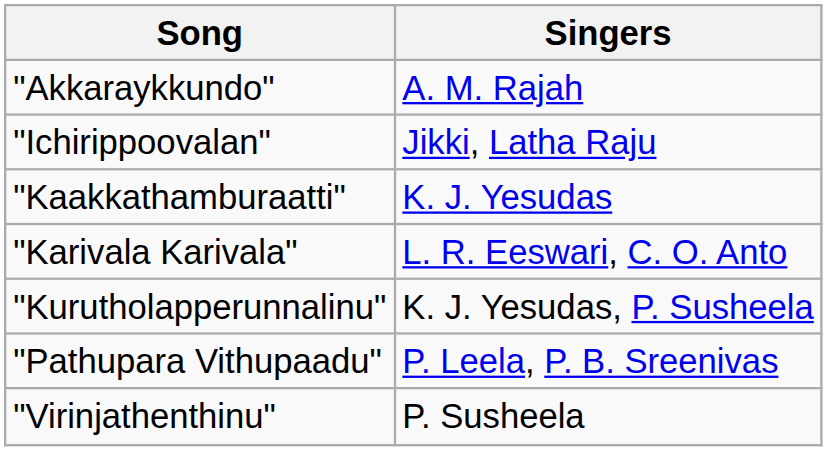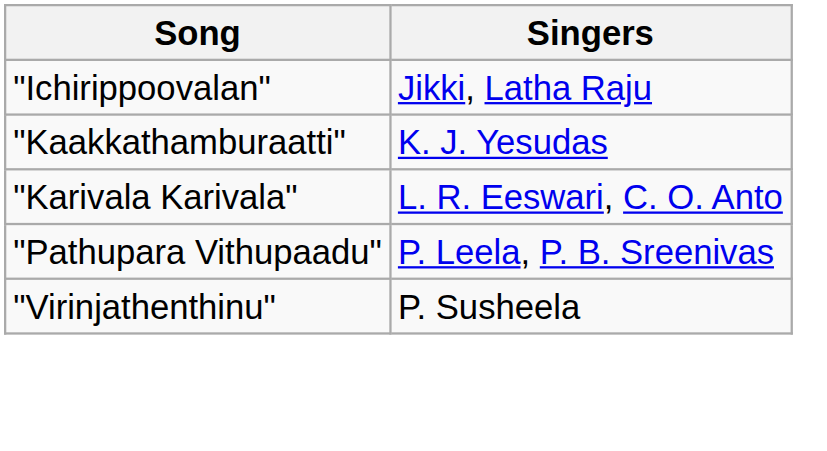- row: (144, 88)
- row: (200, 307)
